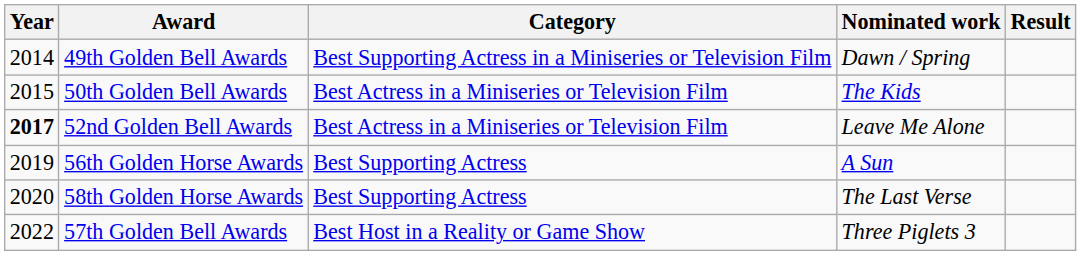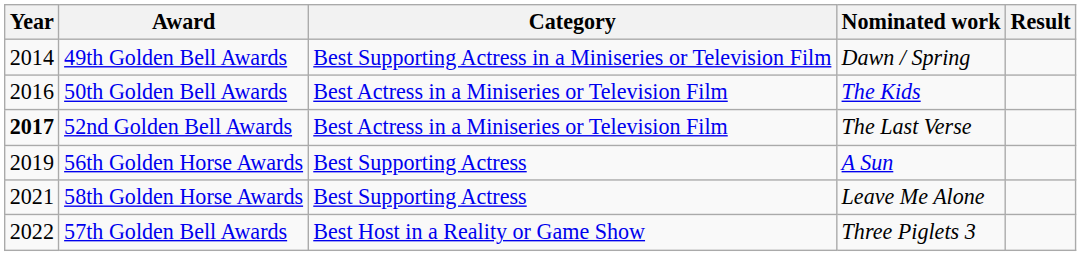(32, 92) 2015 -> (32, 92) 2016
(913, 127) Leave Me Alone -> (907, 127) The Last Verse
(32, 197) 2020 -> (32, 197) 2021
(907, 197) The Last Verse -> (913, 197) Leave Me Alone
